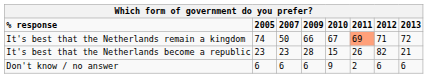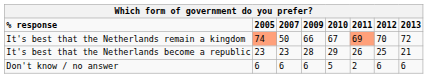(260, 39) no background -> (260, 39) lightsalmon background
(382, 39) 71 -> (382, 39) 70
(333, 53) 15 -> (333, 53) 29
(382, 53) 82 -> (382, 53) 25
(330, 66) 9 -> (330, 66) 5
